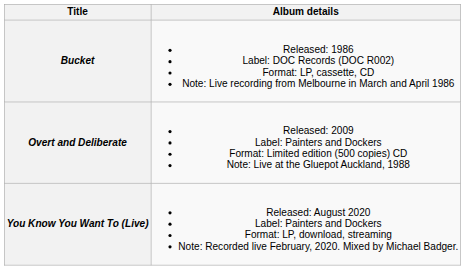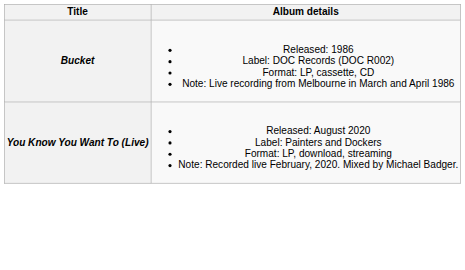- row: (78, 142)
